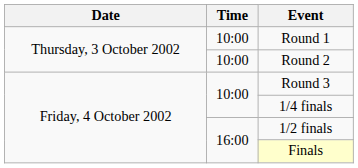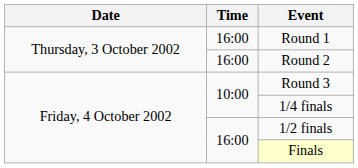(232, 38) 10:00 -> (232, 38) 16:00
(232, 60) 10:00 -> (232, 60) 16:00
